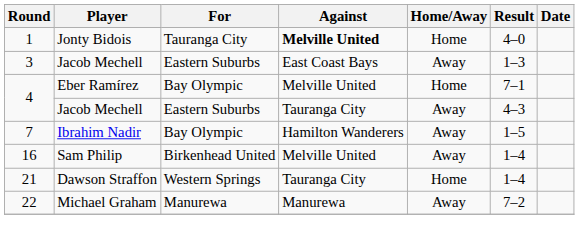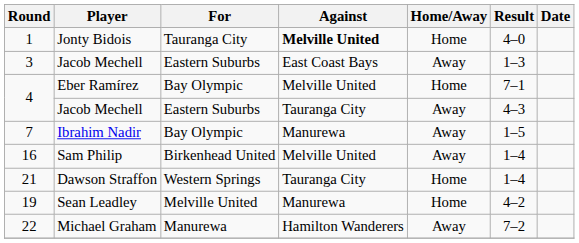(343, 132) Hamilton Wanderers -> (314, 132) Manurewa
+ row: (29, 202)
(314, 202) Manurewa -> (343, 226) Hamilton Wanderers
